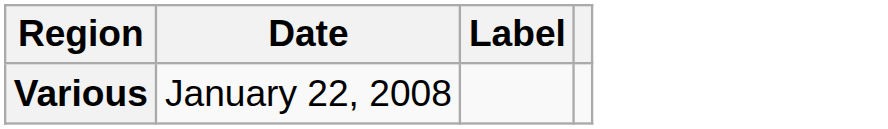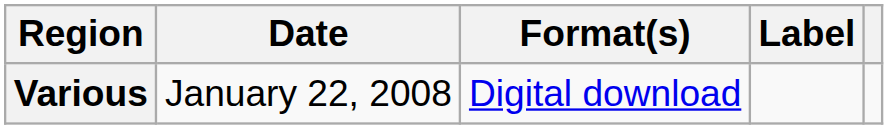+ column: (605, 33)
